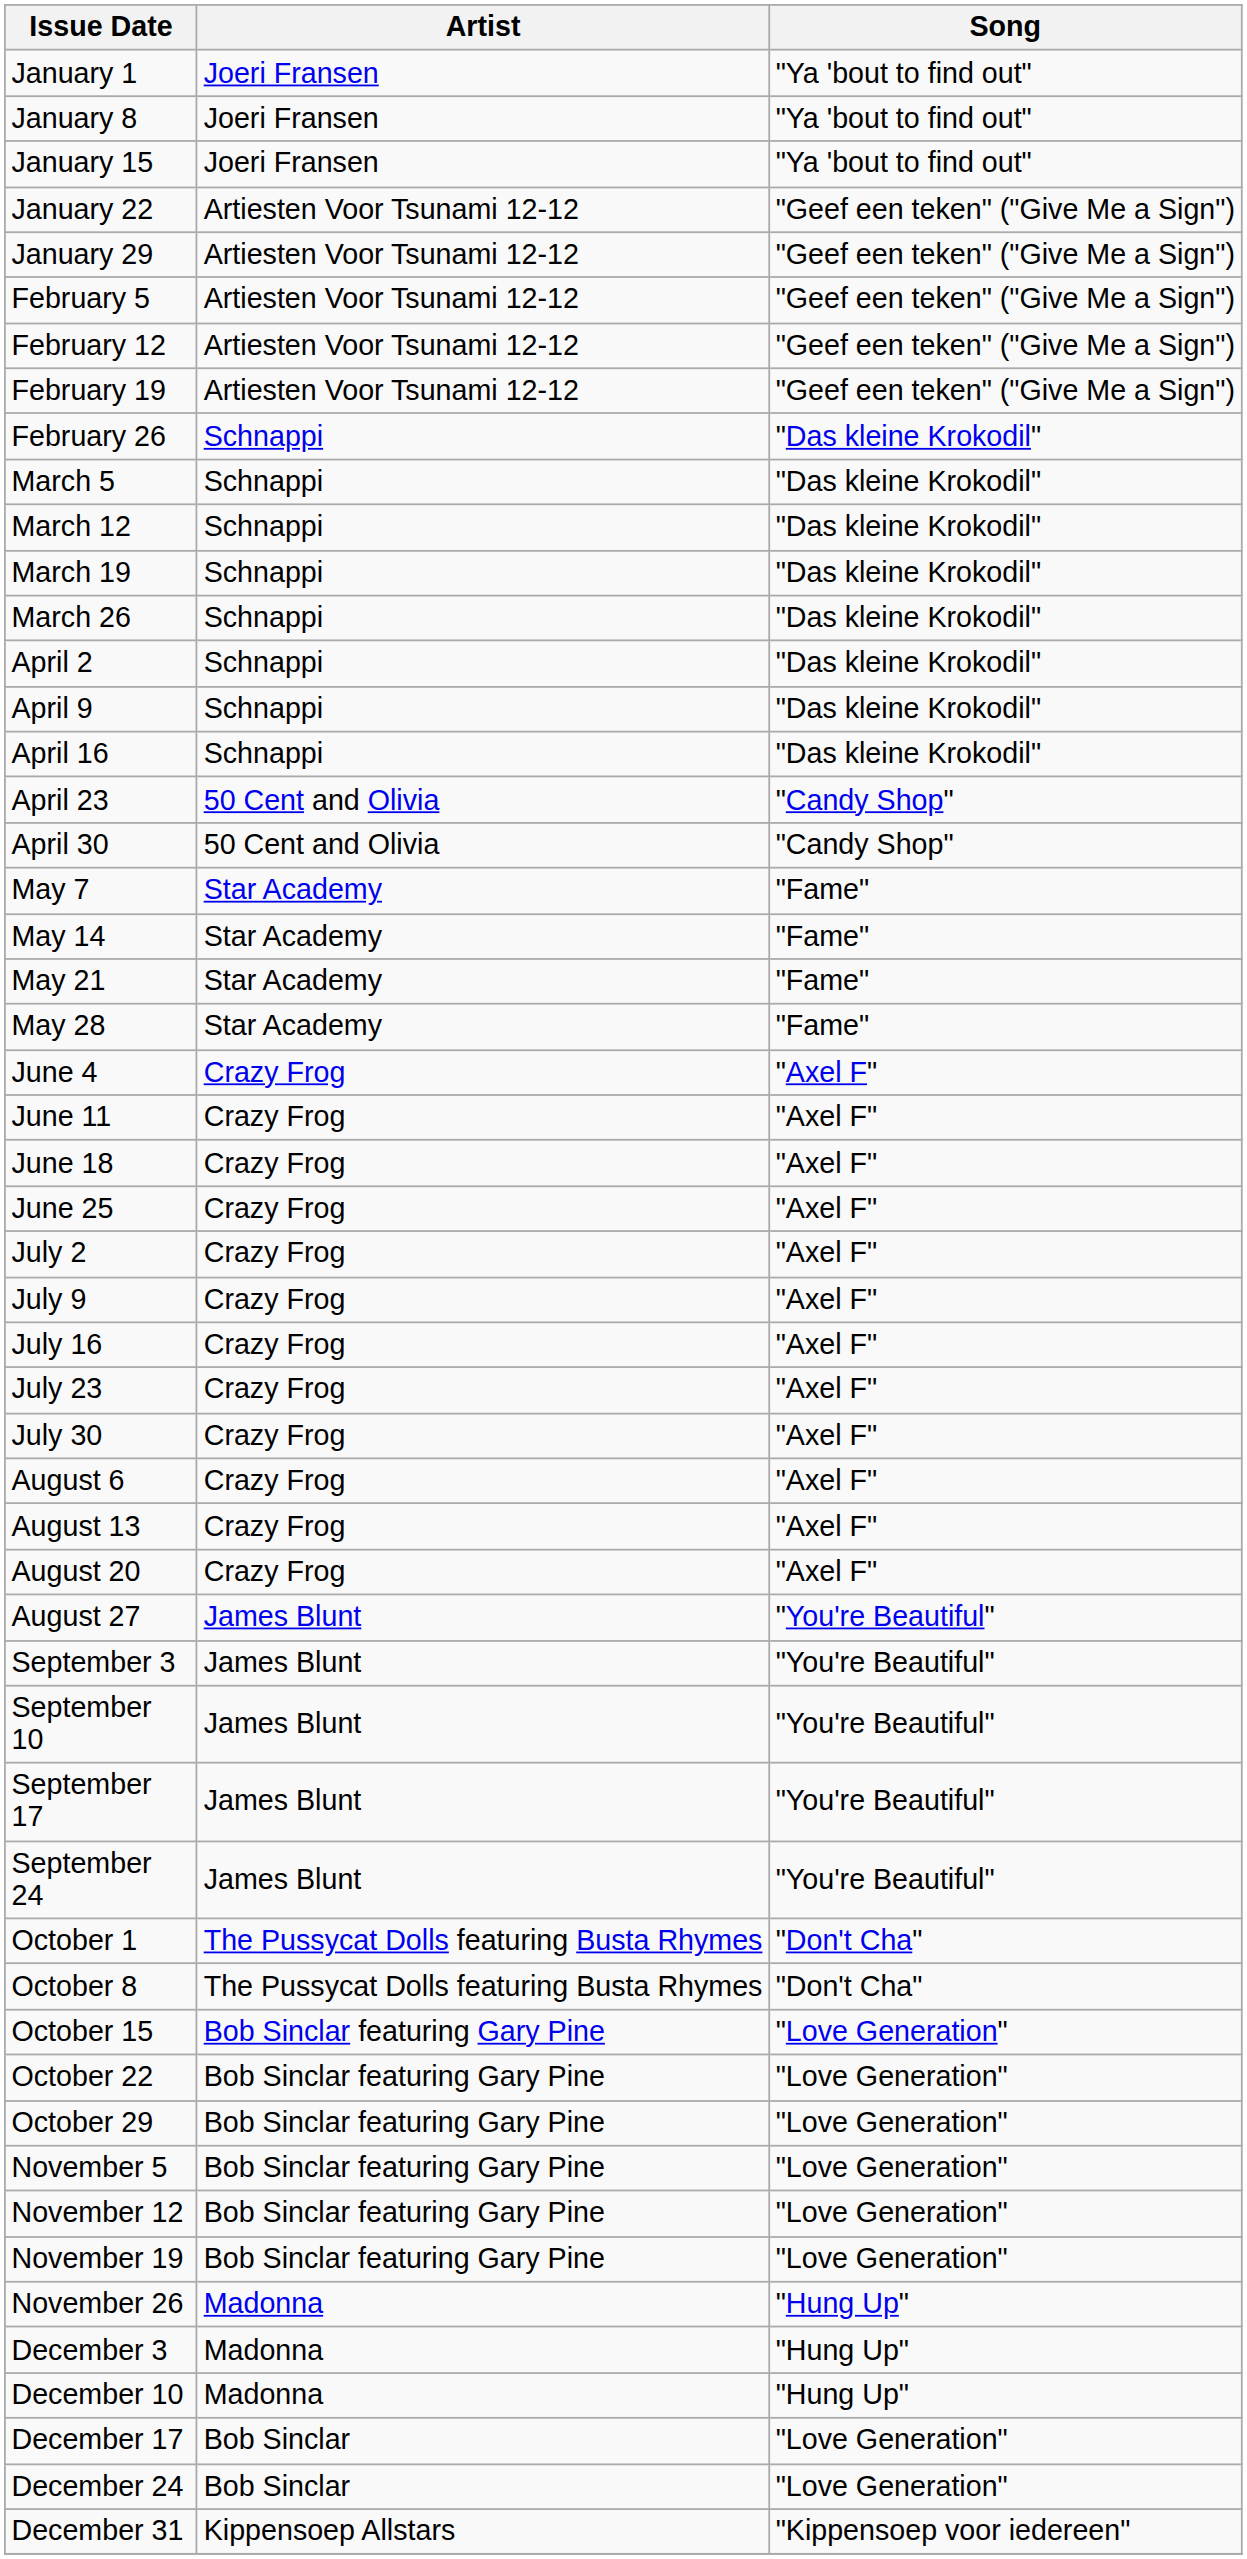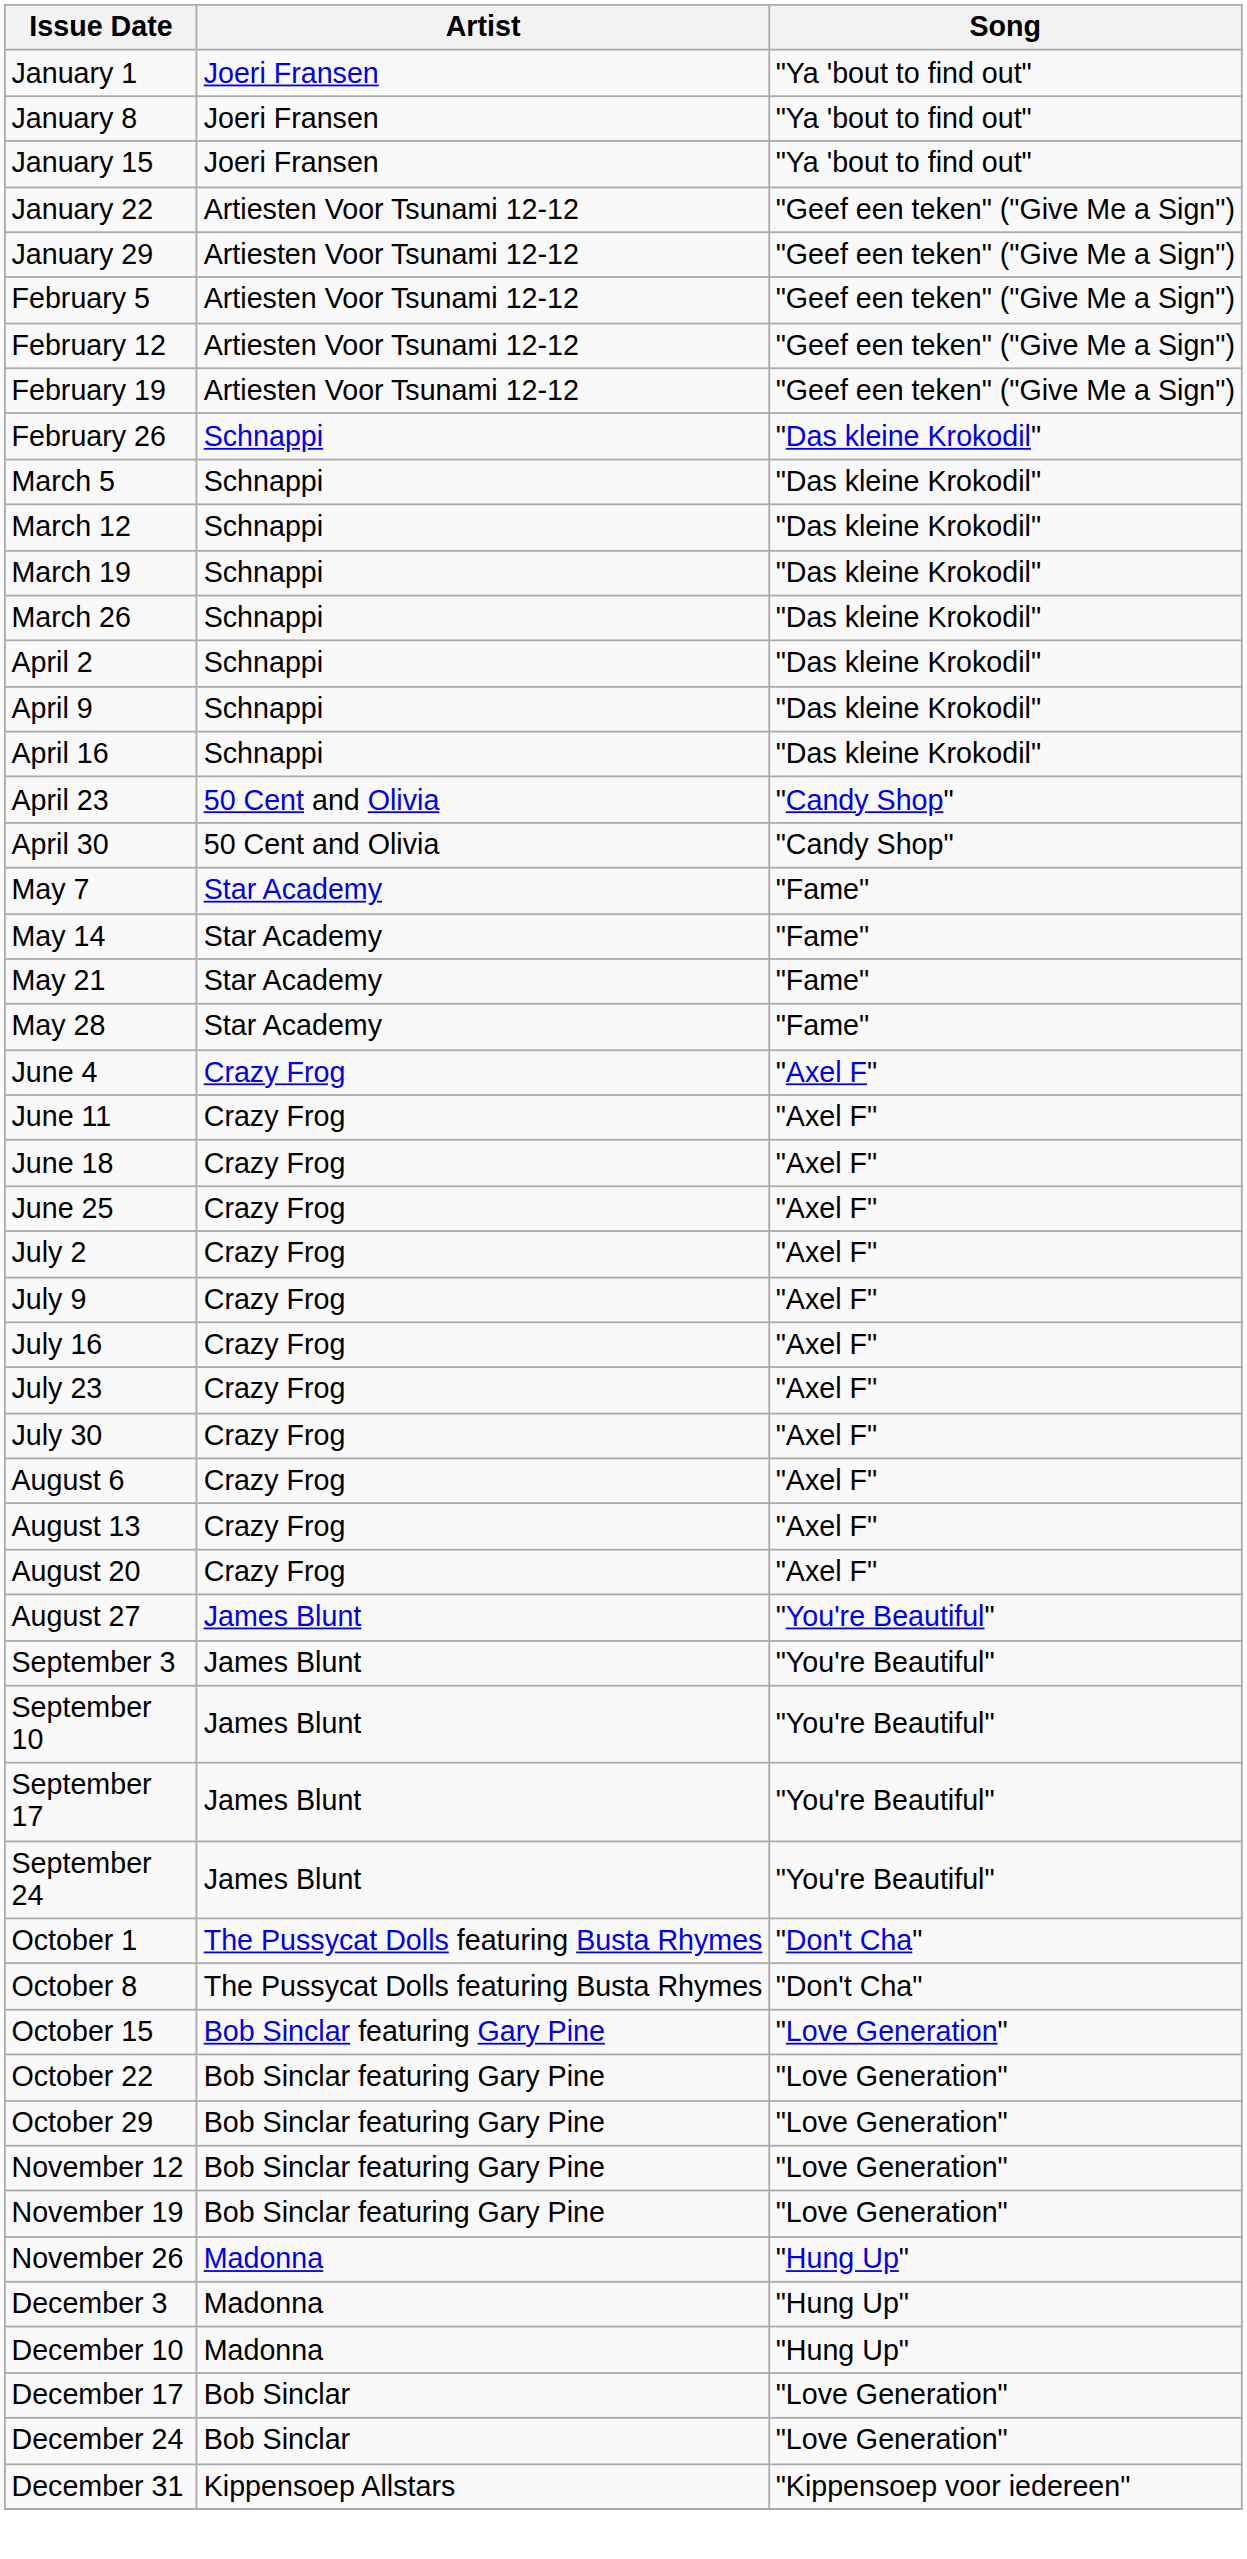- row: (90, 2167)
